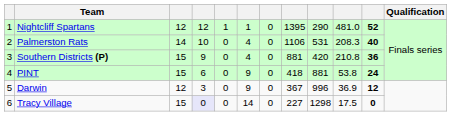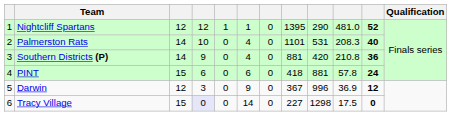(295, 42) 1106 -> (295, 42) 1101
(181, 57) 15 -> (181, 57) 14
(248, 73) 9 -> (248, 73) 6
(347, 73) 53.8 -> (347, 73) 57.8
